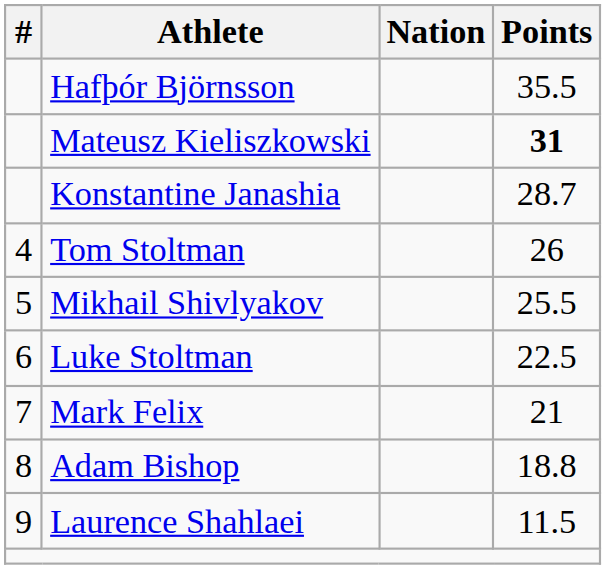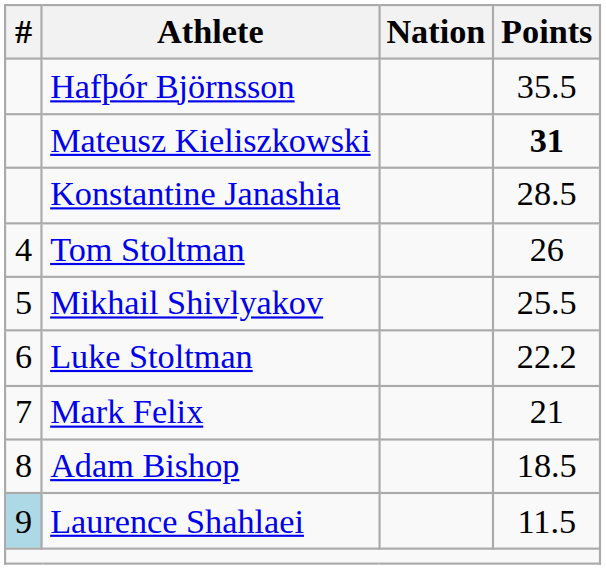(547, 194) 28.7 -> (547, 194) 28.5
(547, 357) 22.5 -> (547, 357) 22.2
(547, 466) 18.8 -> (547, 466) 18.5
(24, 520) no background -> (24, 520) lightblue background
